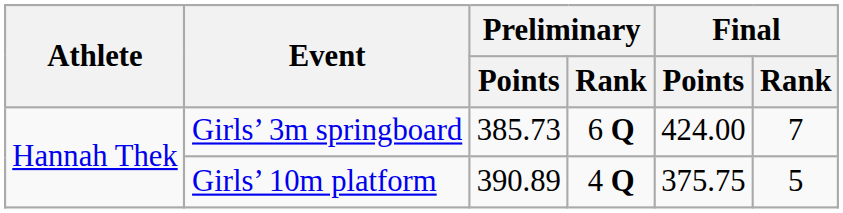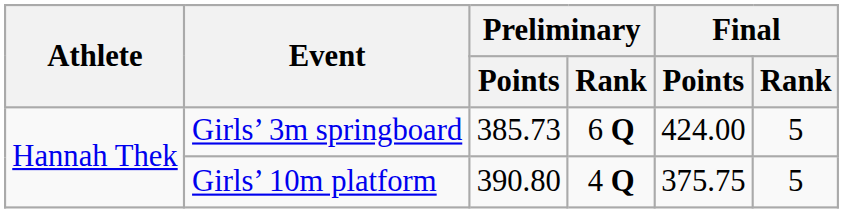(796, 131) 7 -> (796, 131) 5
(519, 181) 390.89 -> (519, 181) 390.80
